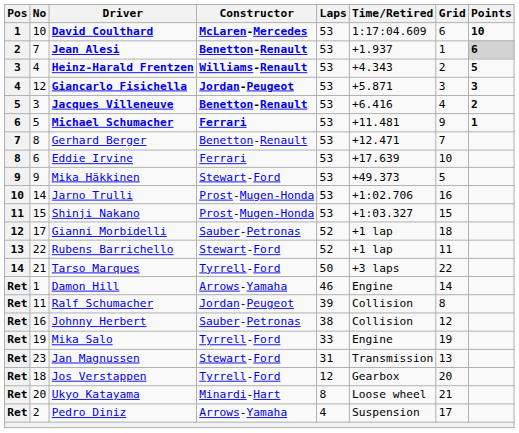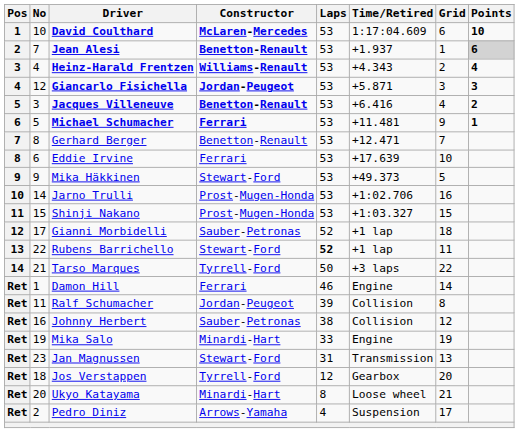(474, 68) 5 -> (474, 68) 4
(326, 250) normal -> (326, 250) bold
(243, 286) Arrows-Yamaha -> (223, 286) Ferrari
(240, 340) Tyrrell-Ford -> (240, 340) Minardi-Hart
